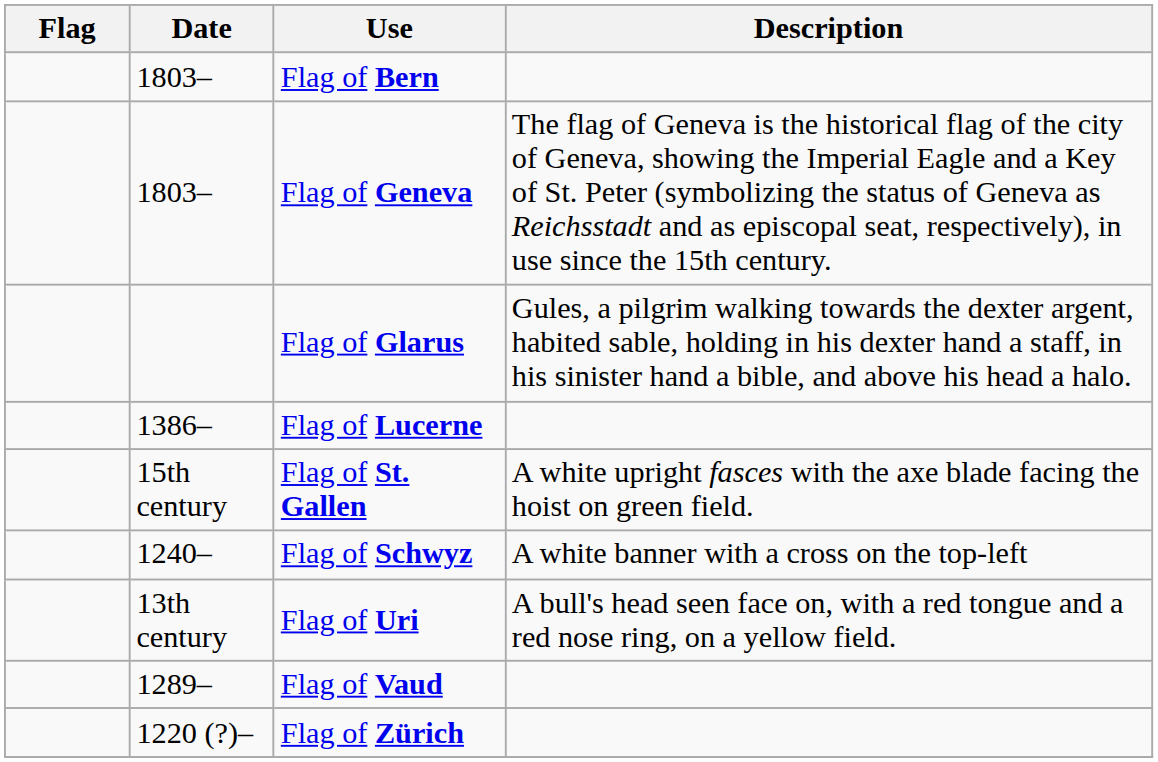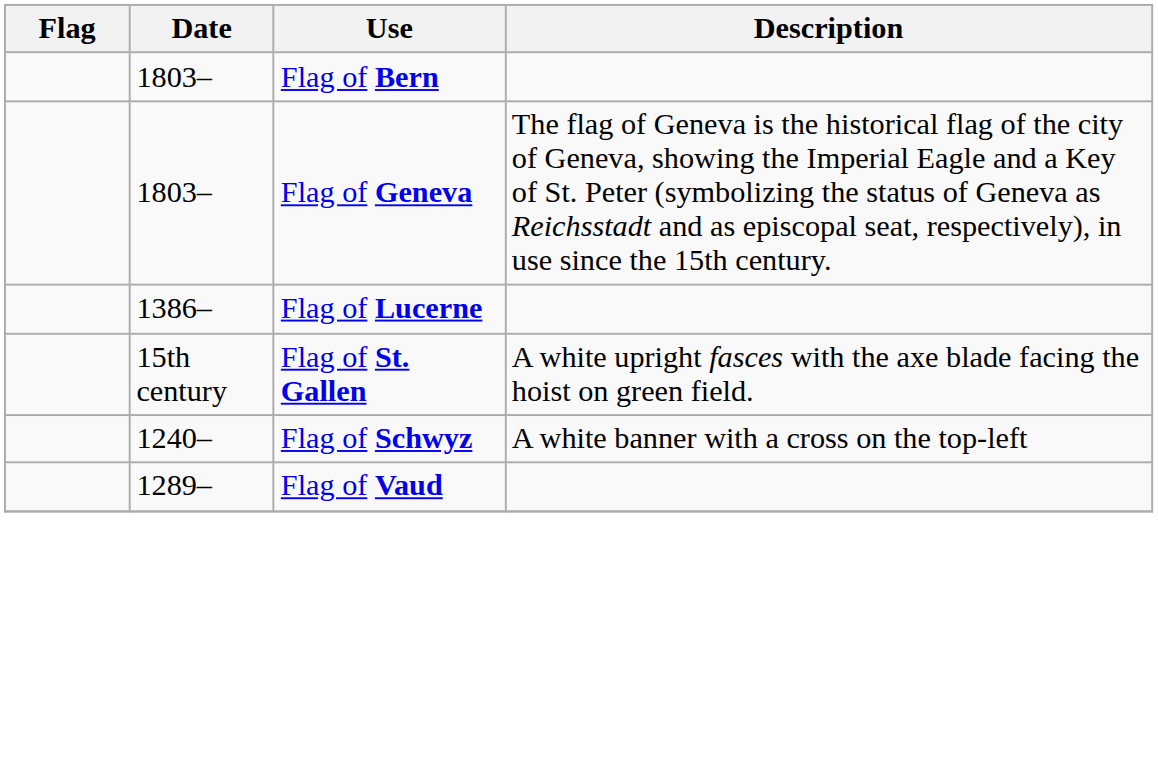- row: (372, 342)
- row: (350, 619)
- row: (372, 732)
